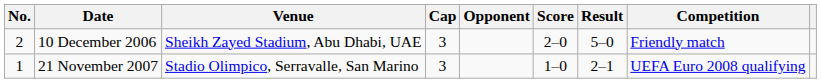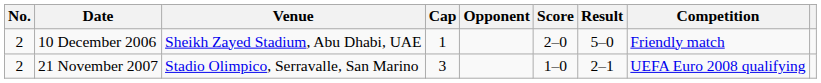(442, 41) 3 -> (442, 41) 1
(19, 66) 1 -> (19, 66) 2
